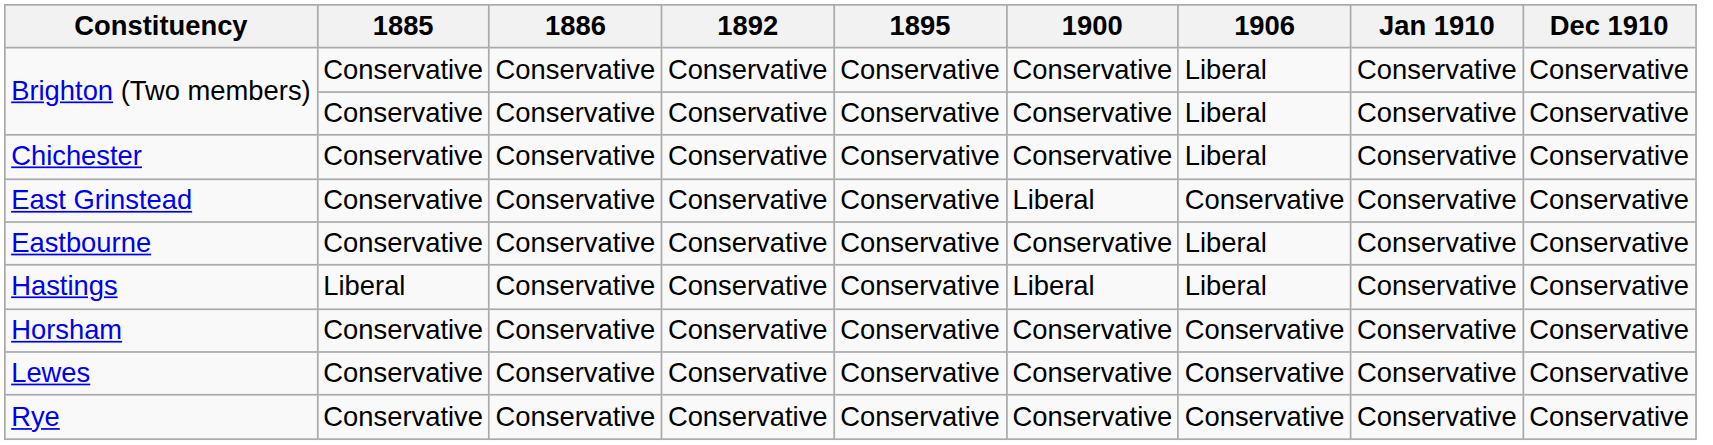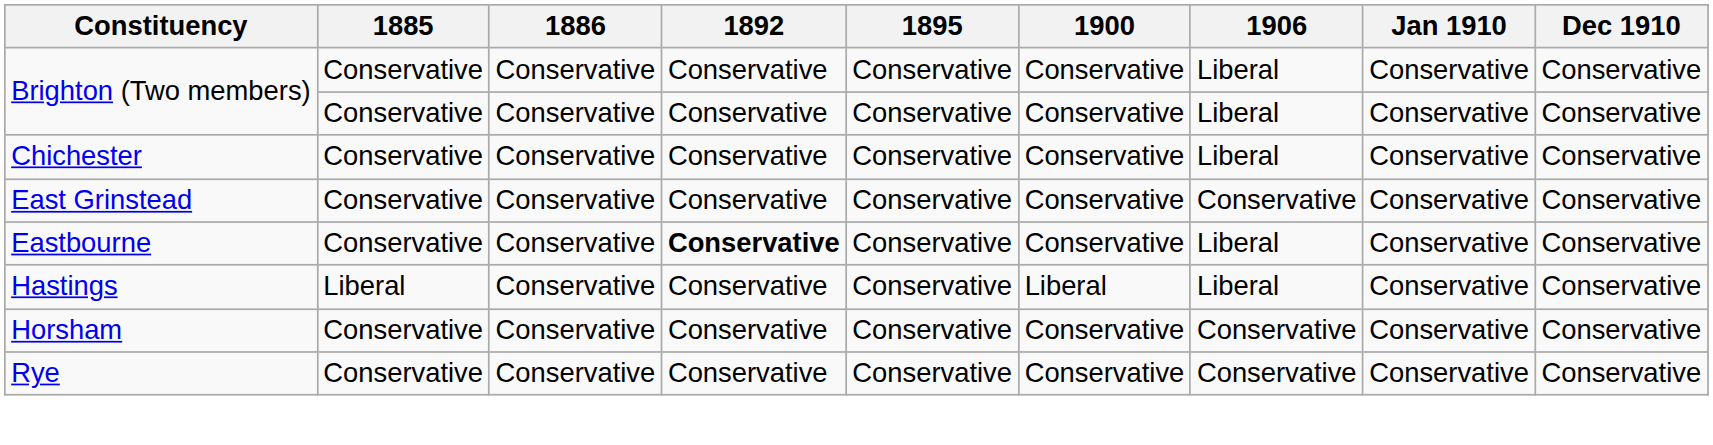(1054, 199) Liberal -> (1104, 199) Conservative
(748, 243) normal -> (754, 243) bold
- row: (51, 373)
